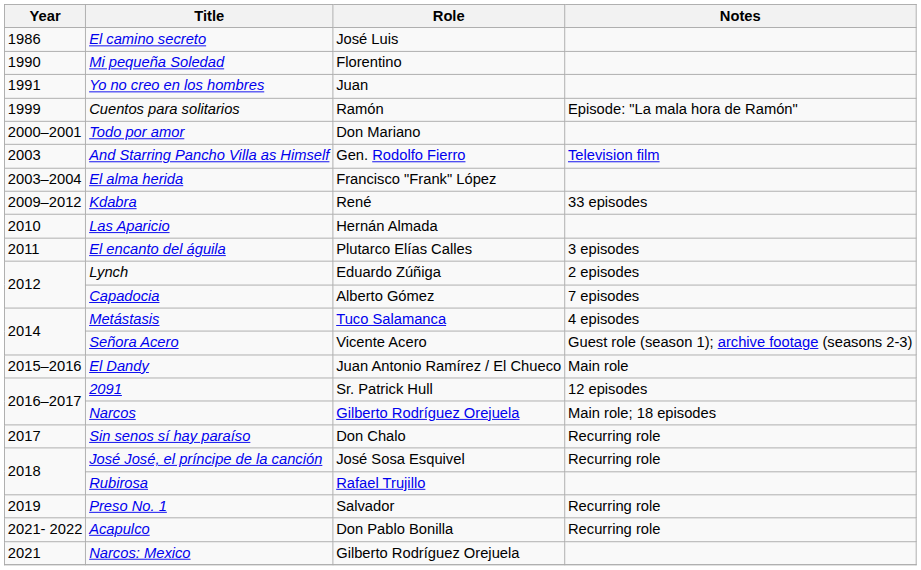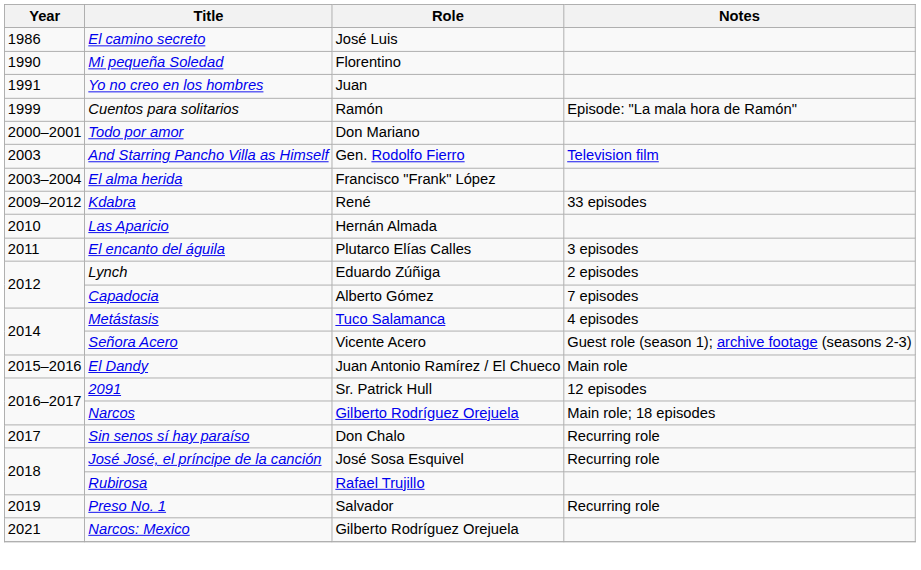- row: (119, 529)
